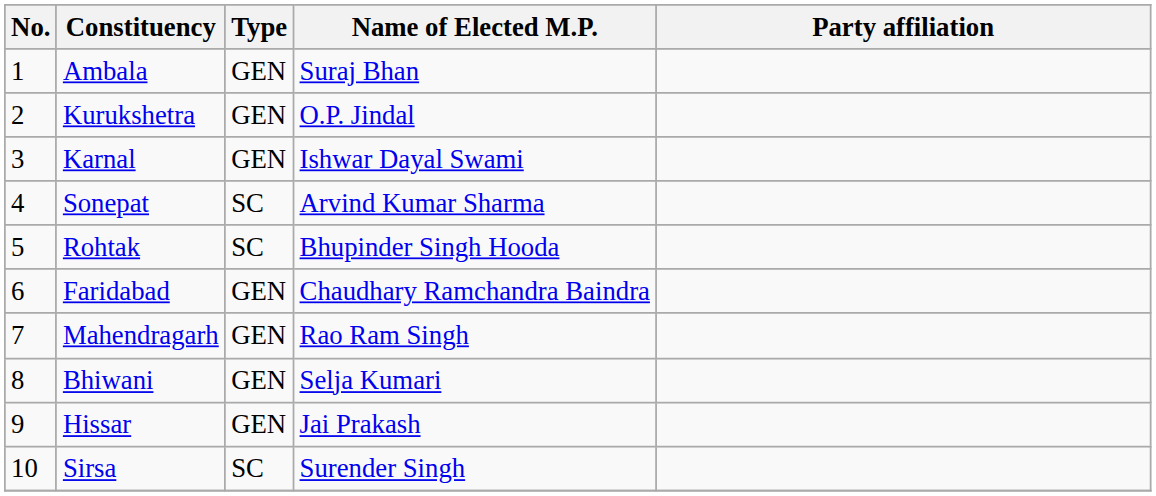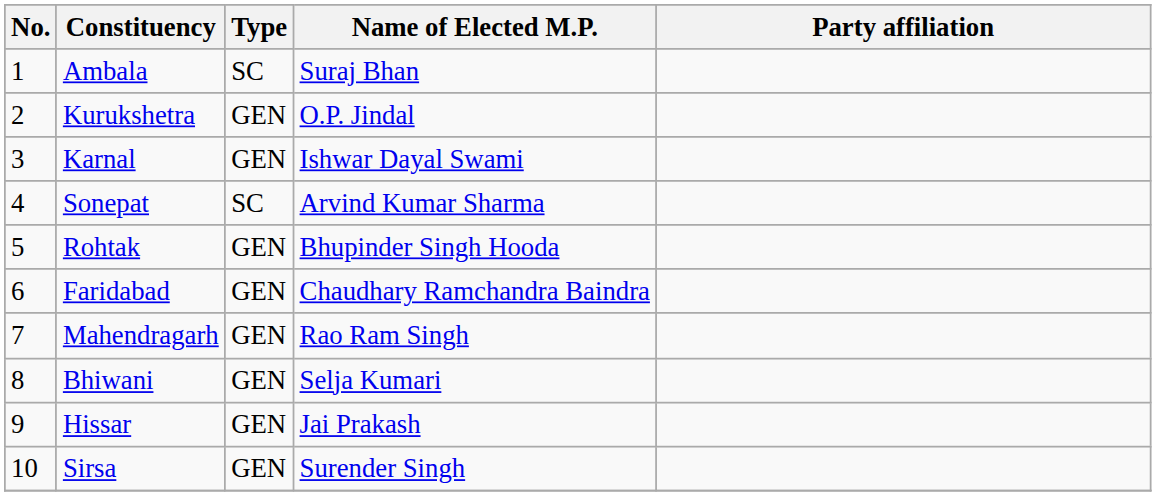(259, 70) GEN -> (248, 70) SC
(248, 247) SC -> (259, 247) GEN
(248, 467) SC -> (259, 467) GEN
